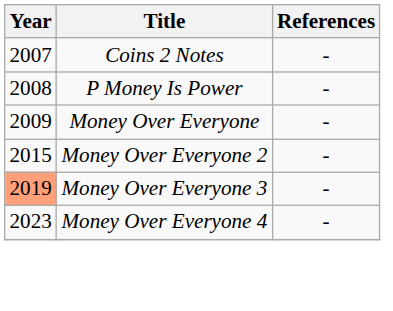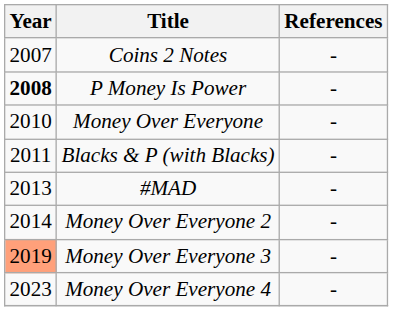(31, 88) normal -> (31, 88) bold
(31, 121) 2009 -> (31, 121) 2010
+ row: (168, 155)
+ row: (168, 188)
(31, 155) 2015 -> (31, 222) 2014
